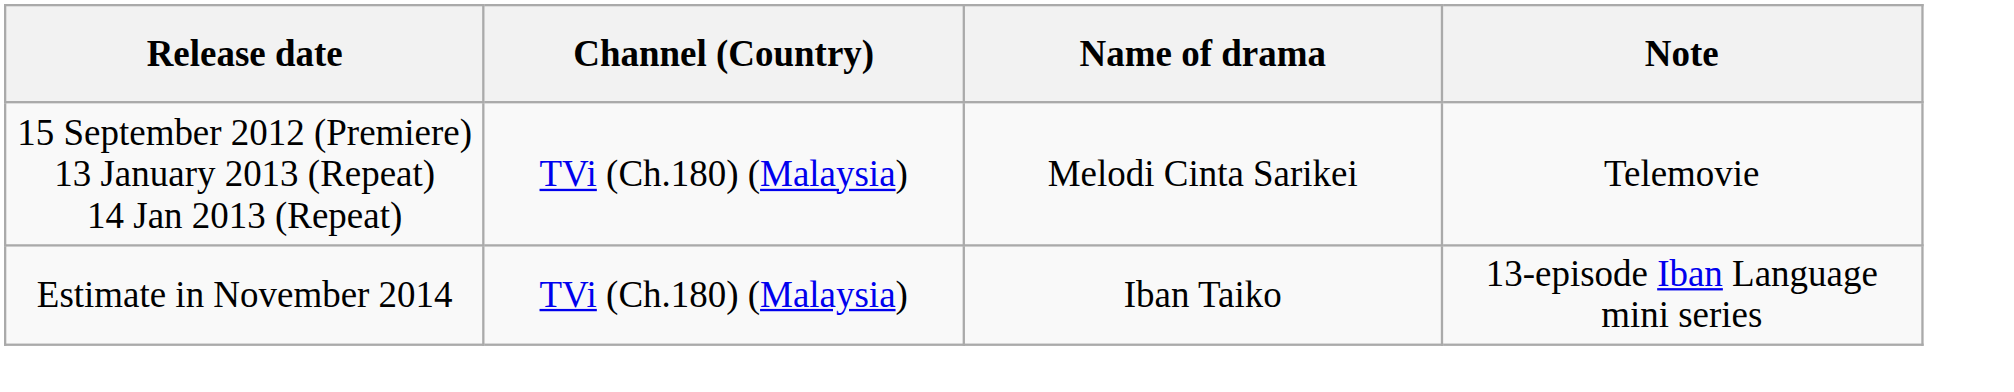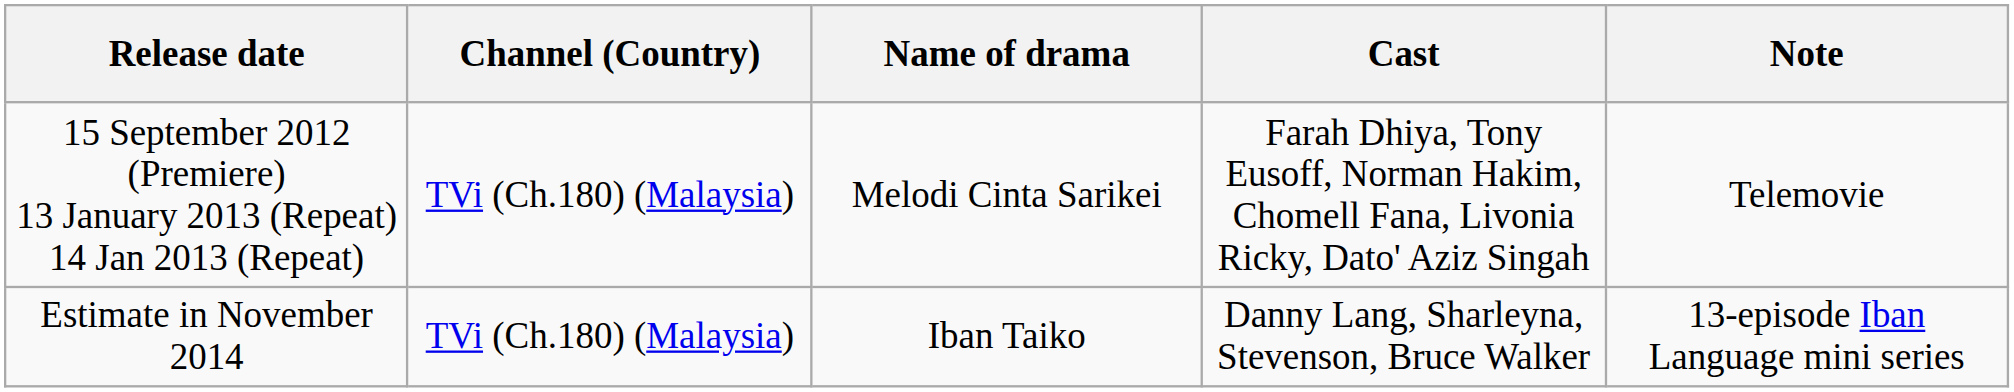+ column: (1404, 53)
